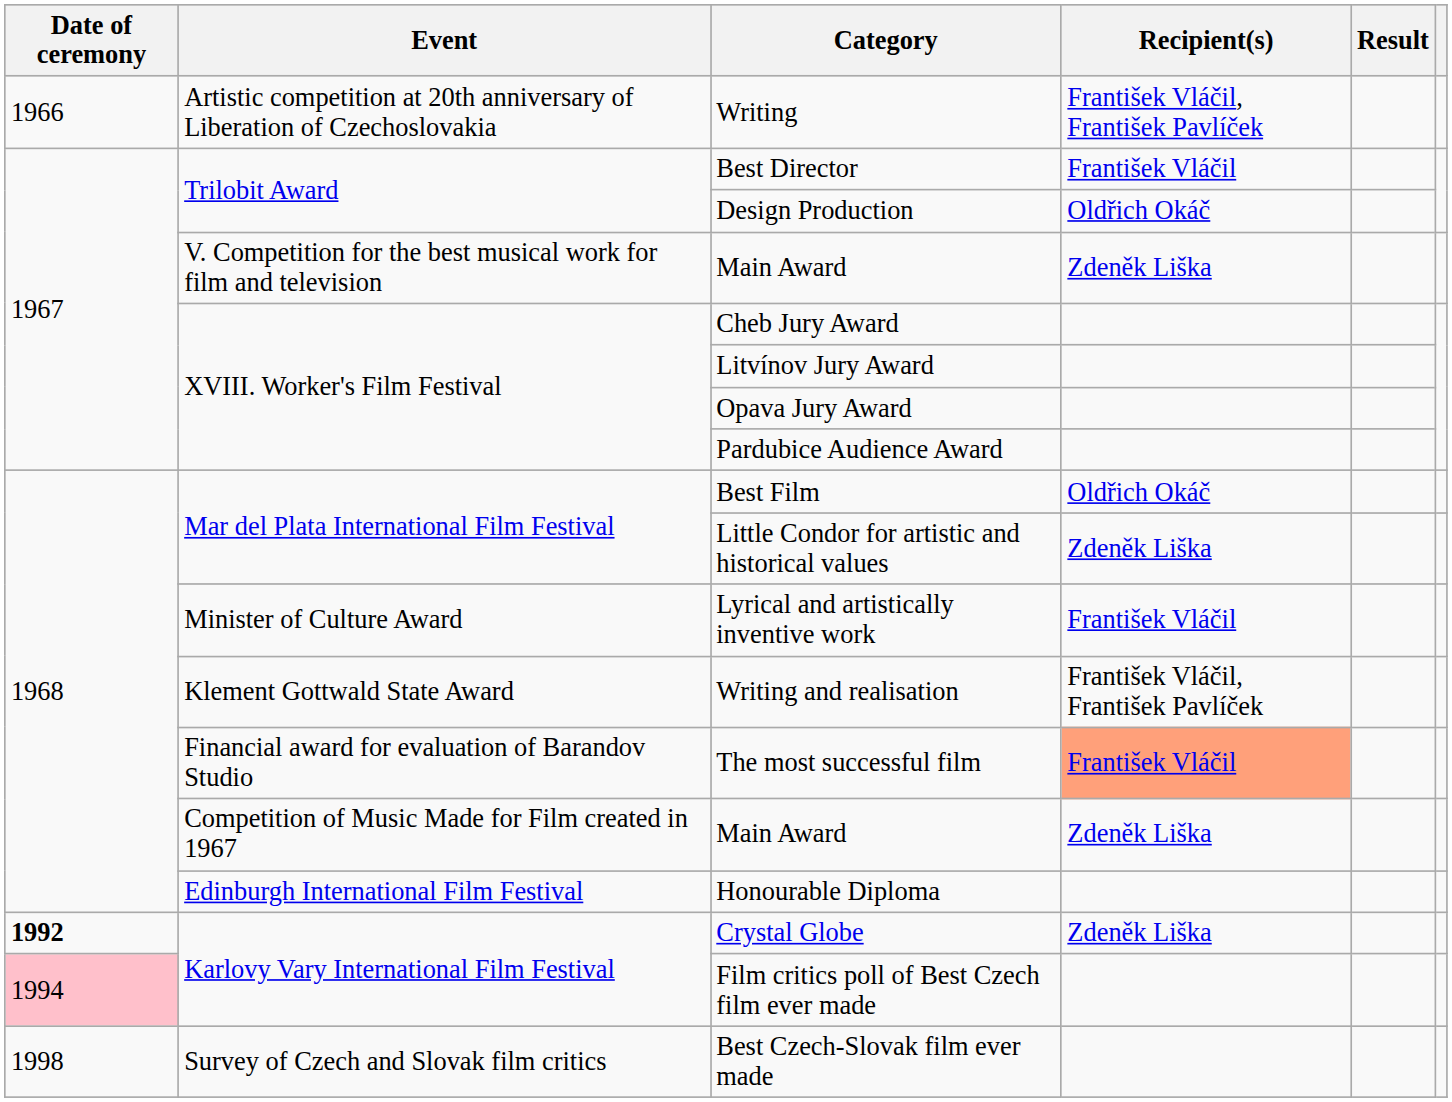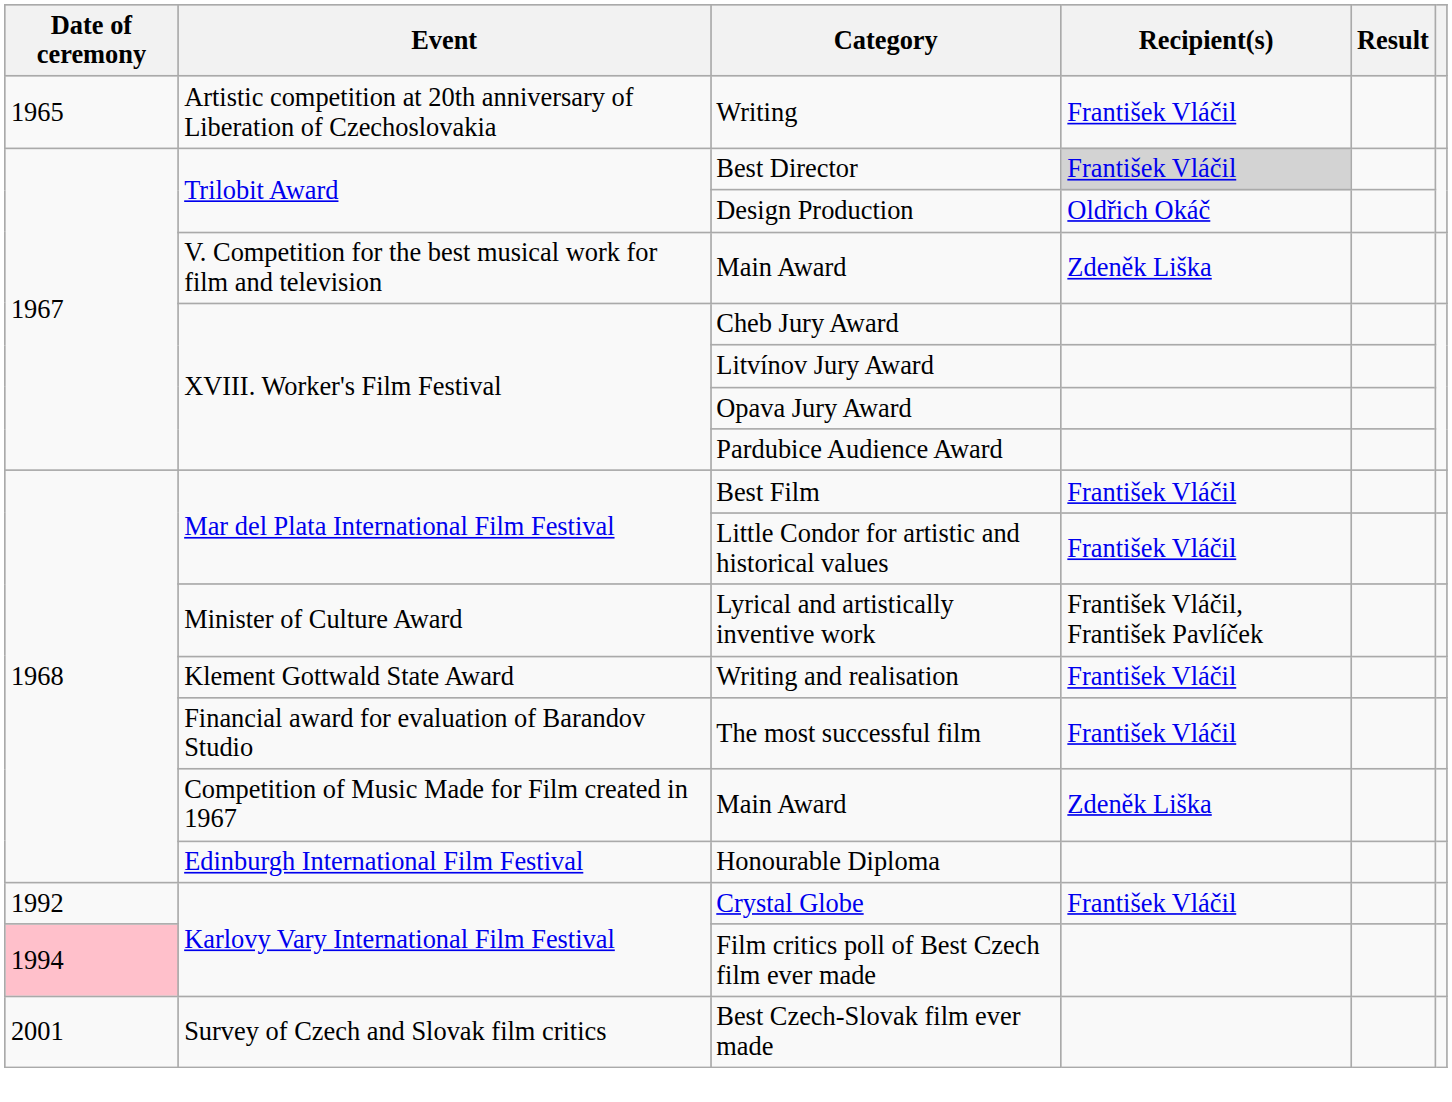(37, 111) 1966 -> (37, 111) 1965
(1165, 111) František Vláčil, František Pavlíček -> (1152, 111) František Vláčil
(1152, 168) no background -> (1152, 168) lightgrey background
(1139, 491) Oldřich Okáč -> (1152, 491) František Vláčil
(1140, 548) Zdeněk Liška -> (1152, 548) František Vláčil
(1152, 619) František Vláčil -> (1165, 619) František Vláčil, František Pavlíček
(1165, 691) František Vláčil, František Pavlíček -> (1152, 676) František Vláčil
(1152, 762) lightsalmon background -> (1152, 733) no background
(37, 932) bold -> (37, 903) normal
(1140, 932) Zdeněk Liška -> (1152, 903) František Vláčil
(37, 1061) 1998 -> (37, 1031) 2001
